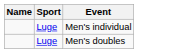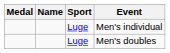+ column: (20, 12)
